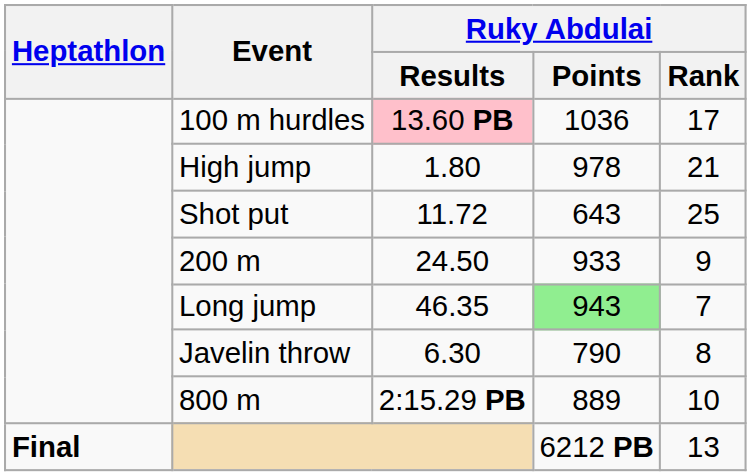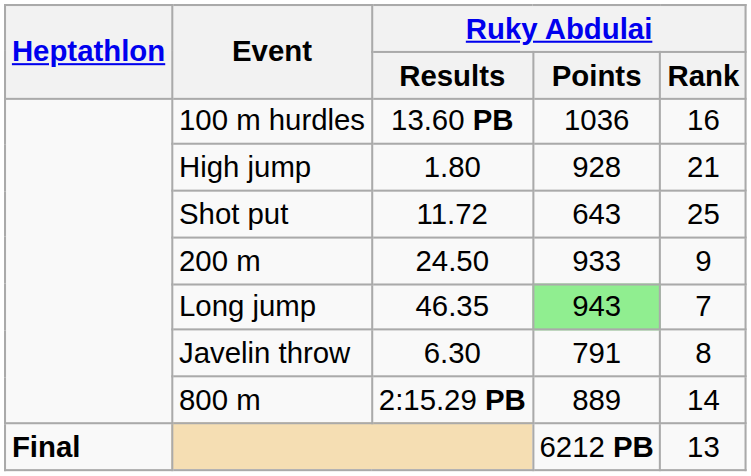(452, 121) pink background -> (452, 121) no background
(703, 121) 17 -> (703, 121) 16
(597, 168) 978 -> (597, 168) 928
(597, 353) 790 -> (597, 353) 791
(703, 400) 10 -> (703, 400) 14
